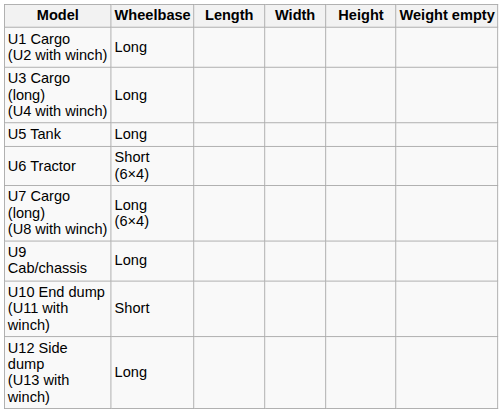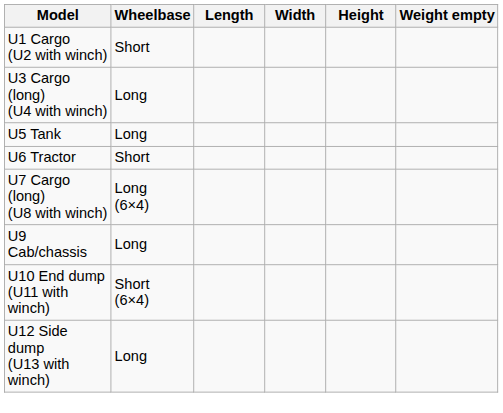(131, 47) Long -> (132, 47) Short
(132, 165) Short (6×4) -> (132, 157) Short
(132, 308) Short -> (132, 292) Short (6×4)
